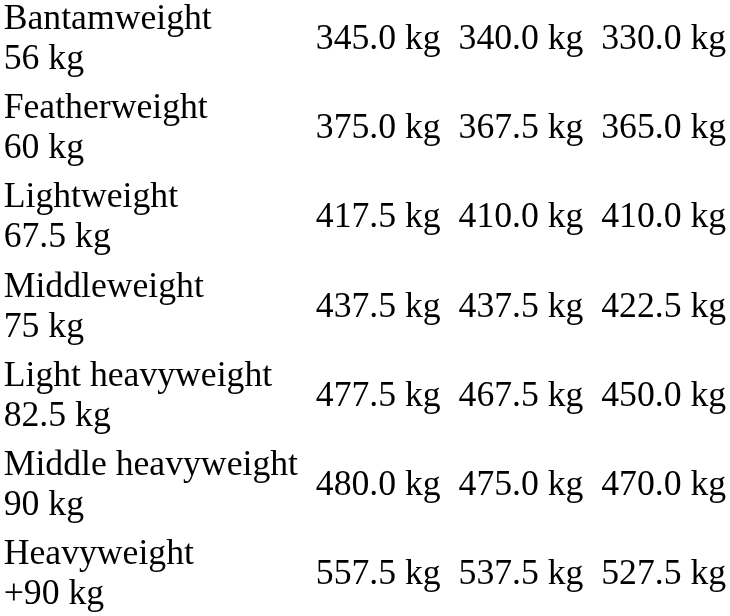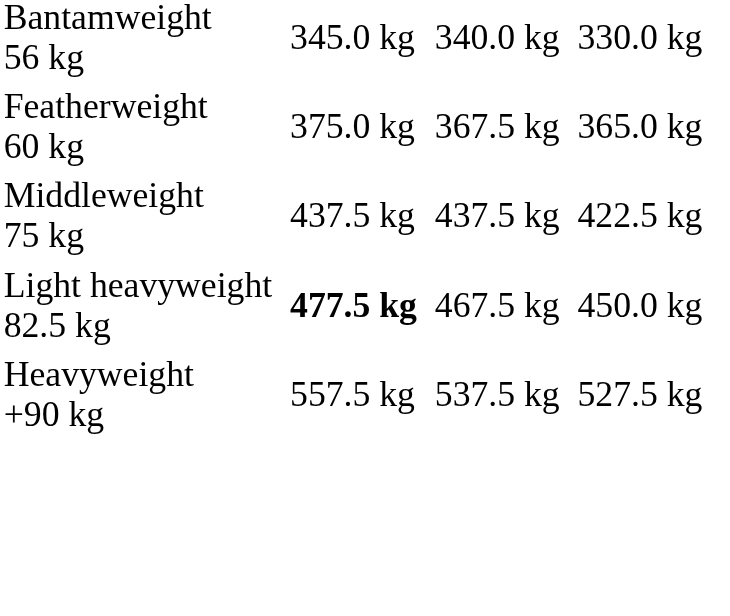- row: (91, 215)
(378, 394) normal -> (354, 304) bold
- row: (151, 483)
